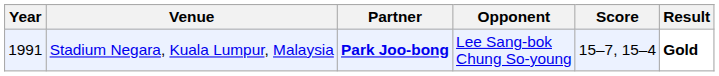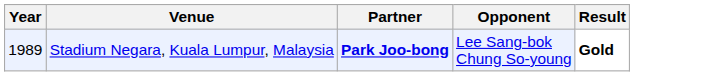- column: (617, 17)
(25, 50) 1991 -> (25, 50) 1989
